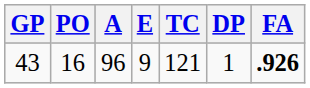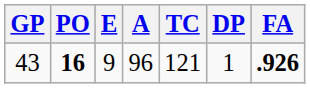columns swapped: (113, 23) <-> (145, 23)
(73, 62) normal -> (73, 62) bold
